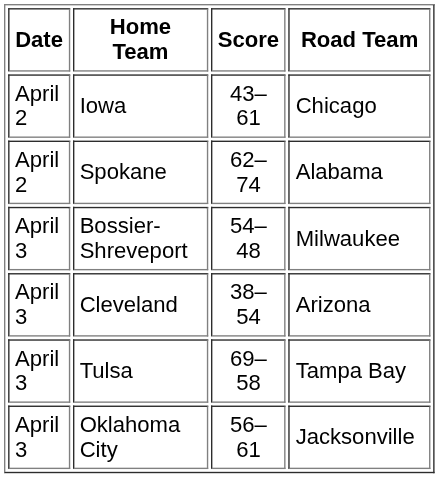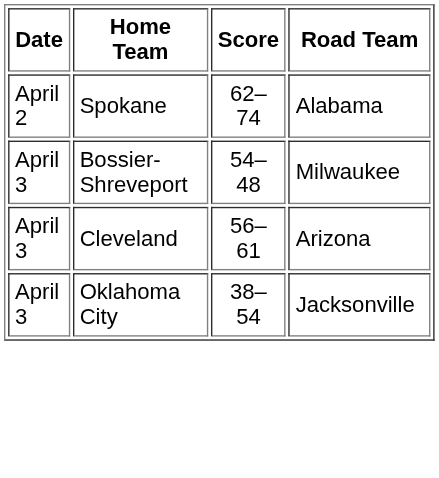- row: (103, 105)
(248, 304) 38–54 -> (248, 238) 56–61
- row: (106, 370)
(248, 437) 56–61 -> (248, 304) 38–54
